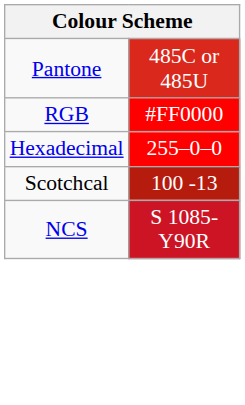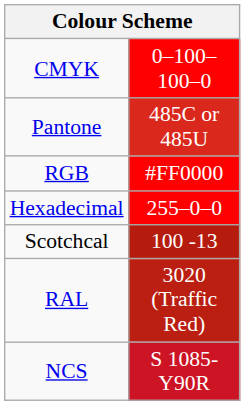+ row: (67, 68)
+ row: (67, 300)
